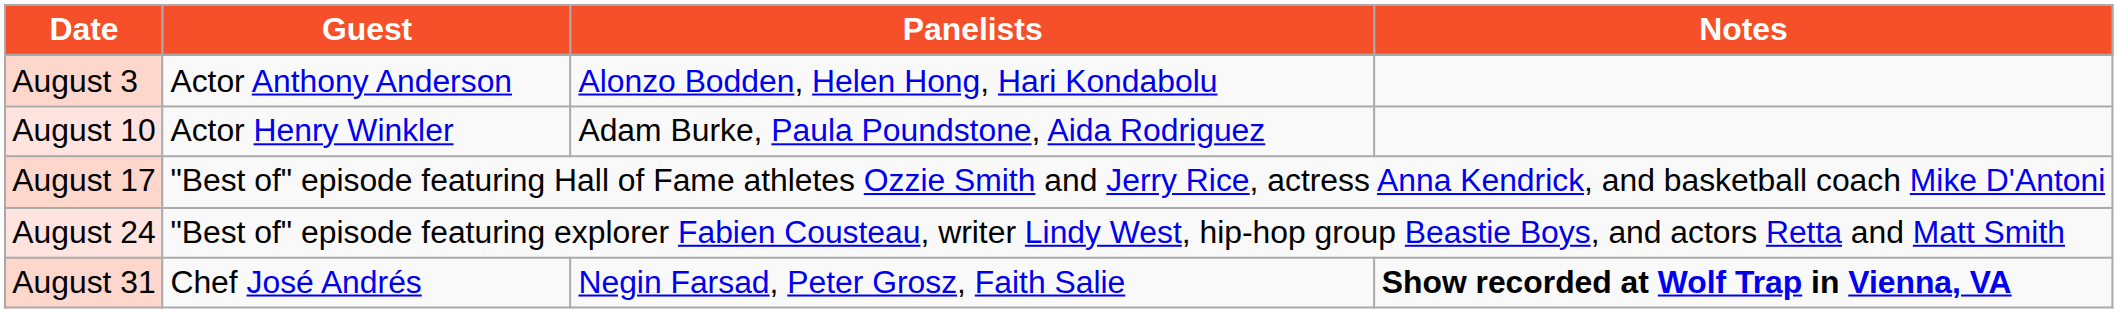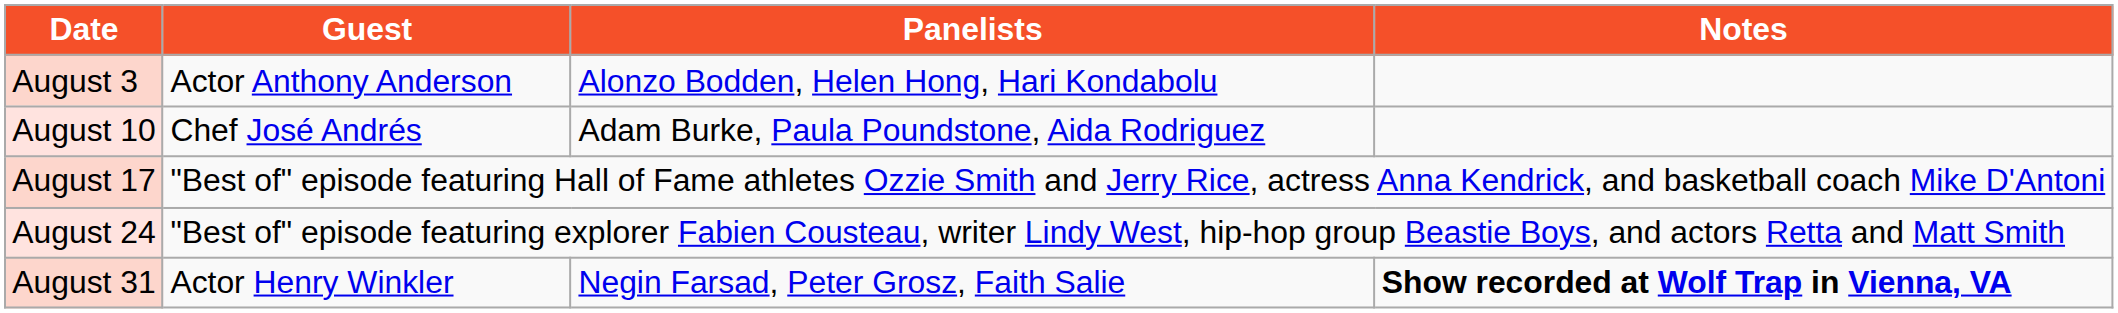(312, 130) Actor Henry Winkler -> (296, 130) Chef José Andrés
(296, 282) Chef José Andrés -> (312, 282) Actor Henry Winkler
